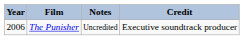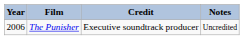columns swapped: (180, 12) <-> (100, 12)
